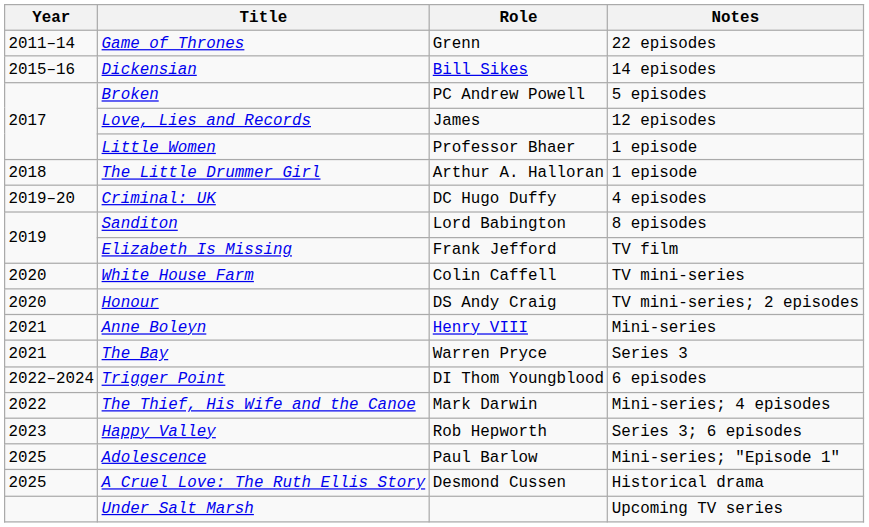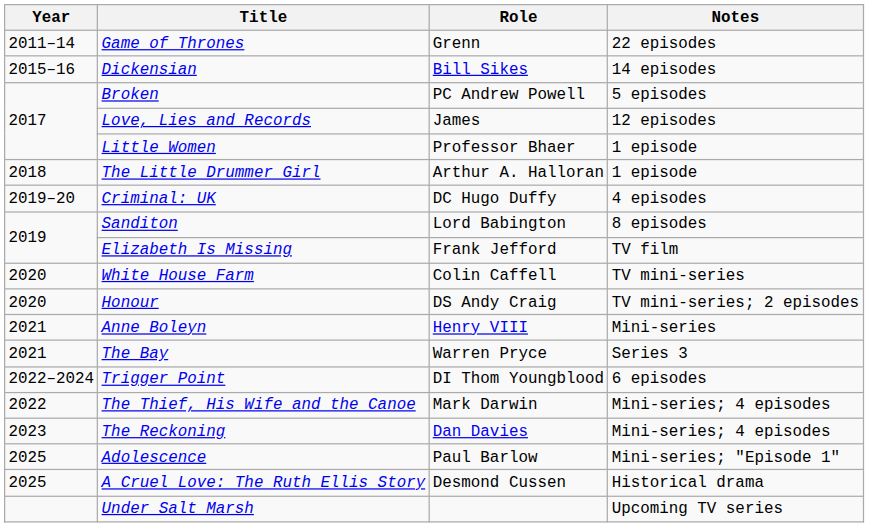- row: (159, 431)
+ row: (163, 431)
